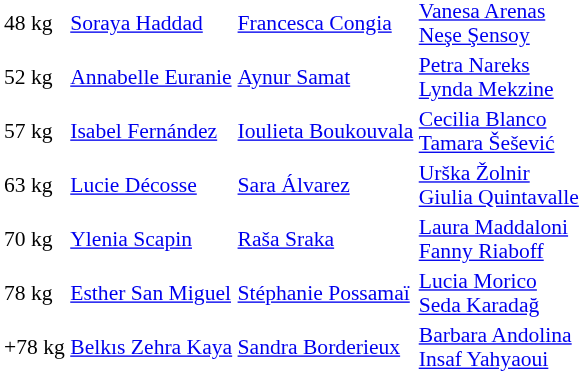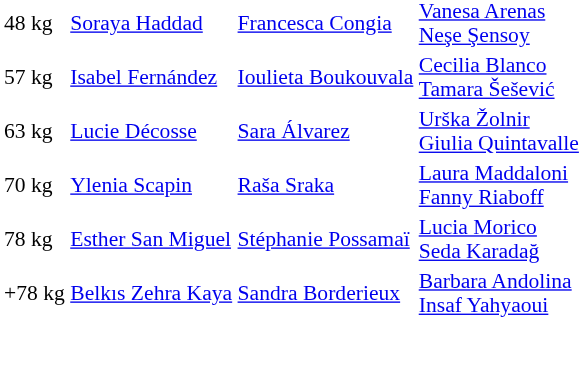- row: (28, 77)
